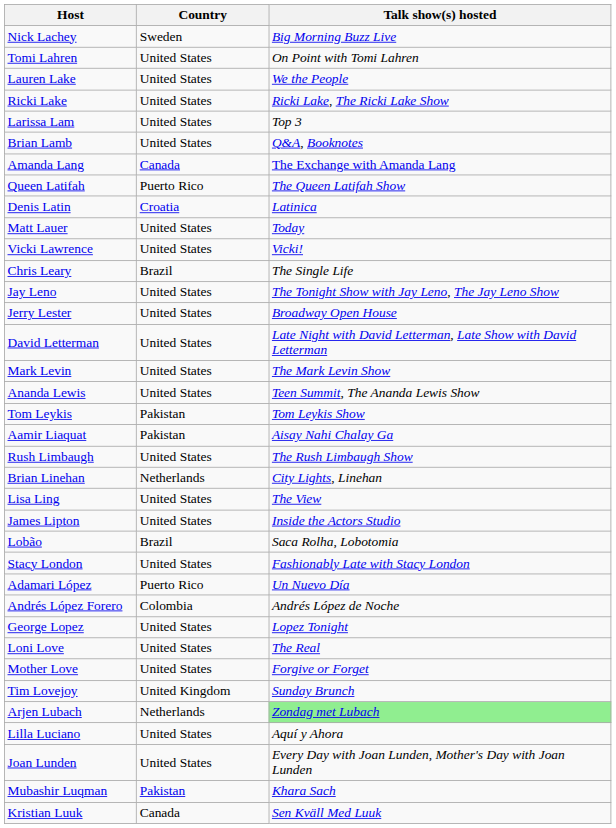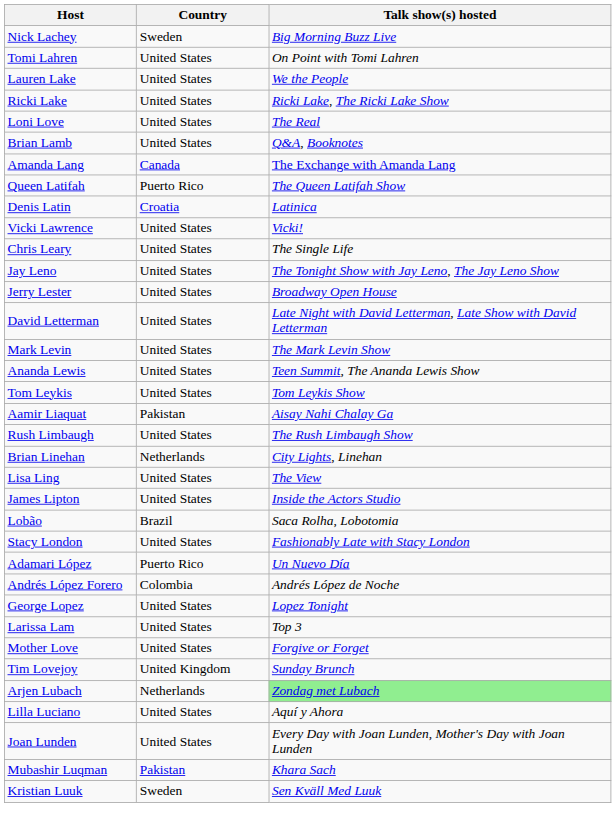rows swapped: (41, 121) <-> (36, 648)
- row: (38, 228)
(156, 270) Brazil -> (176, 249) United States
(162, 413) Pakistan -> (176, 392) United States
(160, 812) Canada -> (161, 791) Sweden
